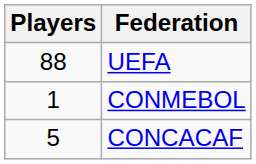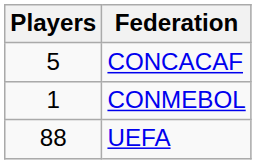rows swapped: (139, 61) <-> (175, 138)
